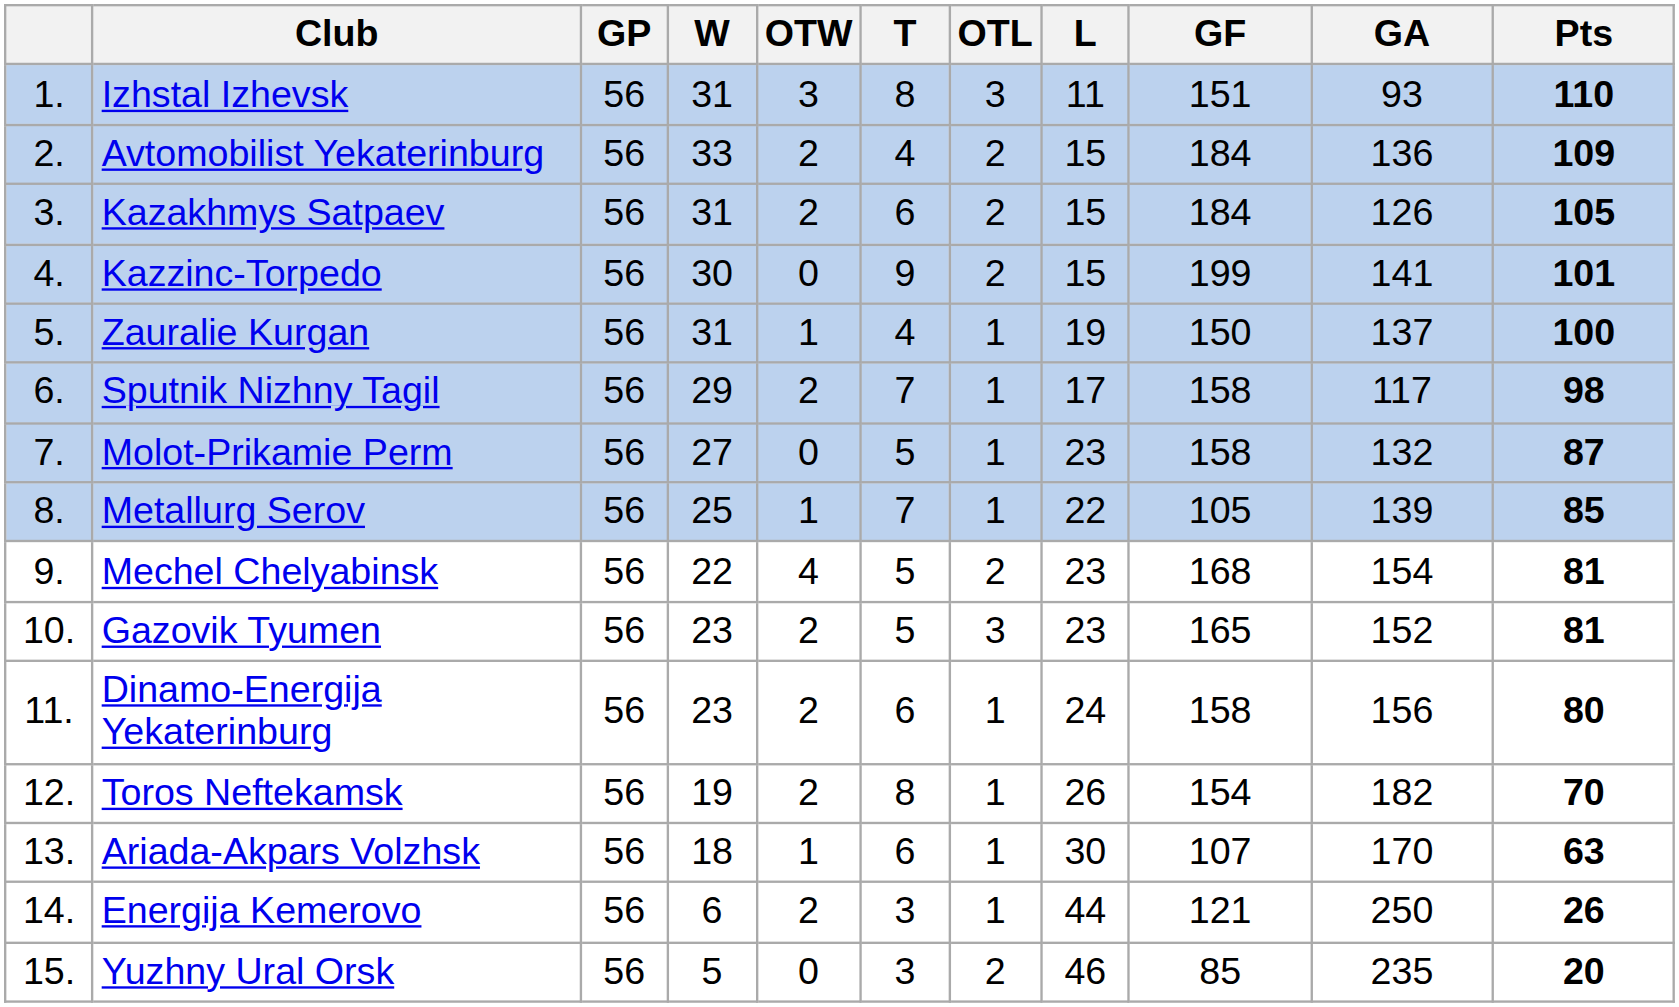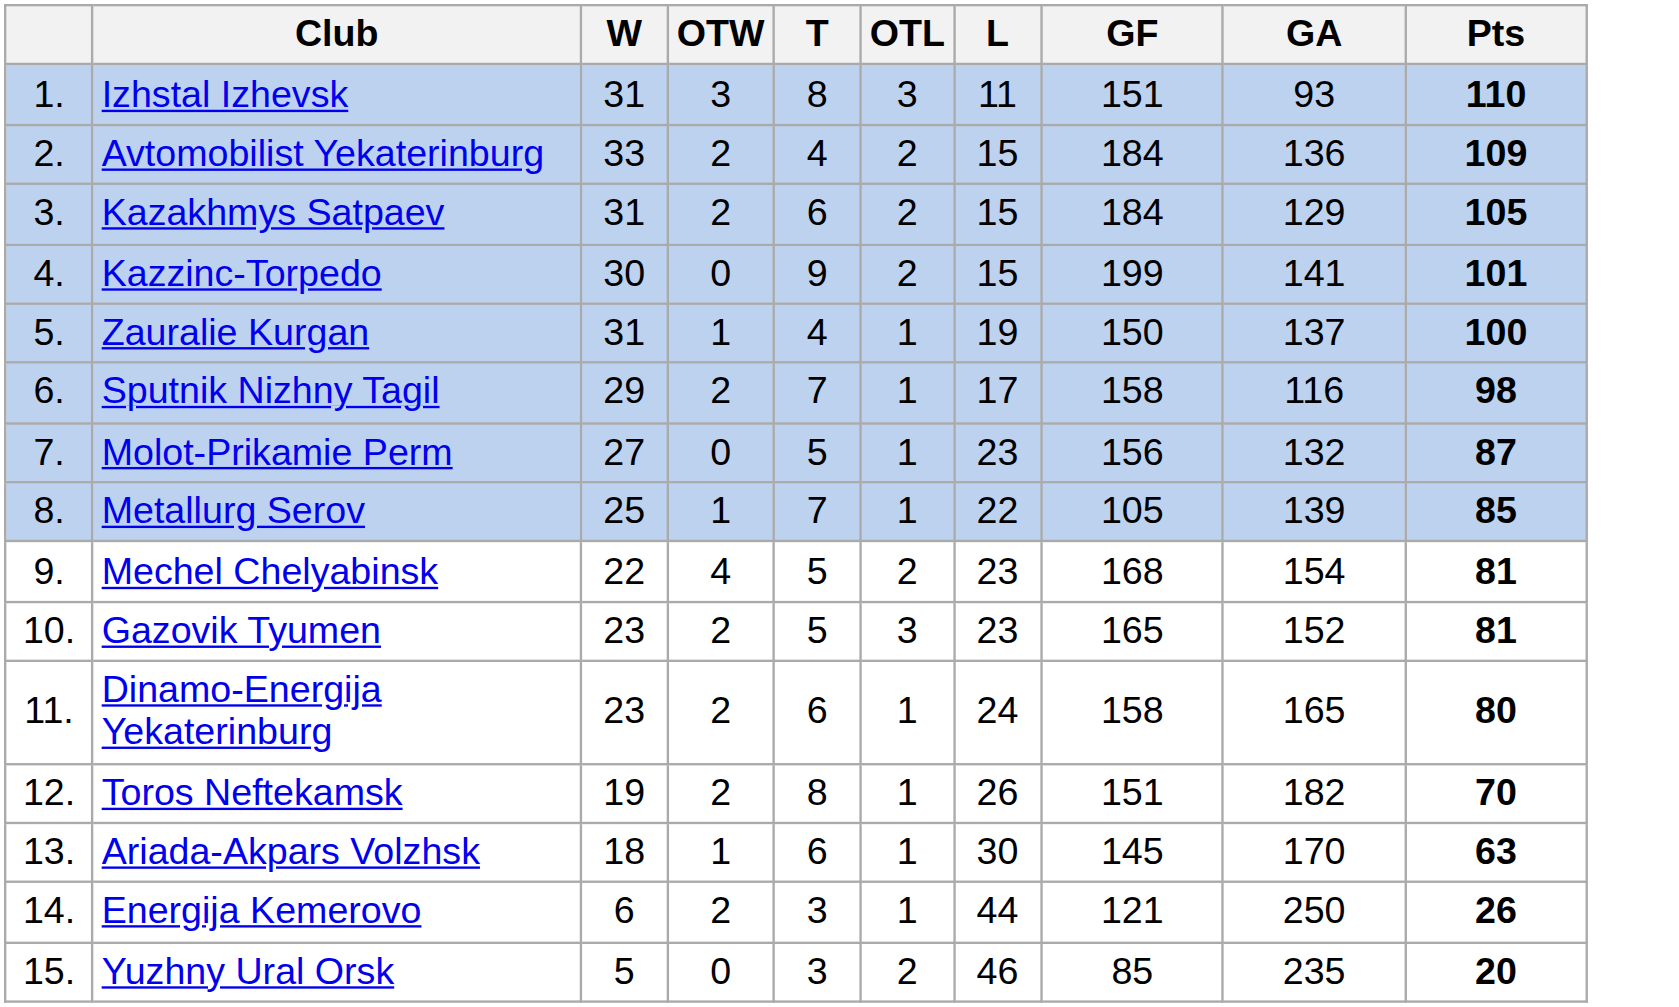- column: (624, 34)
(1402, 213) 126 -> (1314, 213) 129
(1402, 392) 117 -> (1314, 392) 116
(1220, 451) 158 -> (1132, 451) 156
(1402, 711) 156 -> (1314, 711) 165
(1220, 792) 154 -> (1132, 792) 151
(1220, 851) 107 -> (1132, 851) 145
